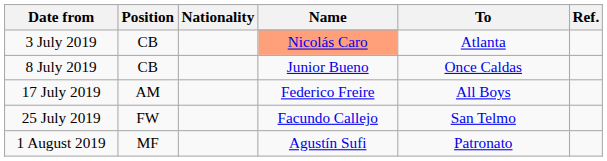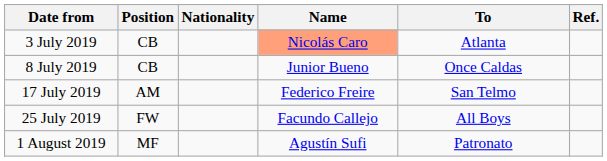(483, 93) All Boys -> (483, 93) San Telmo
(483, 118) San Telmo -> (483, 118) All Boys
